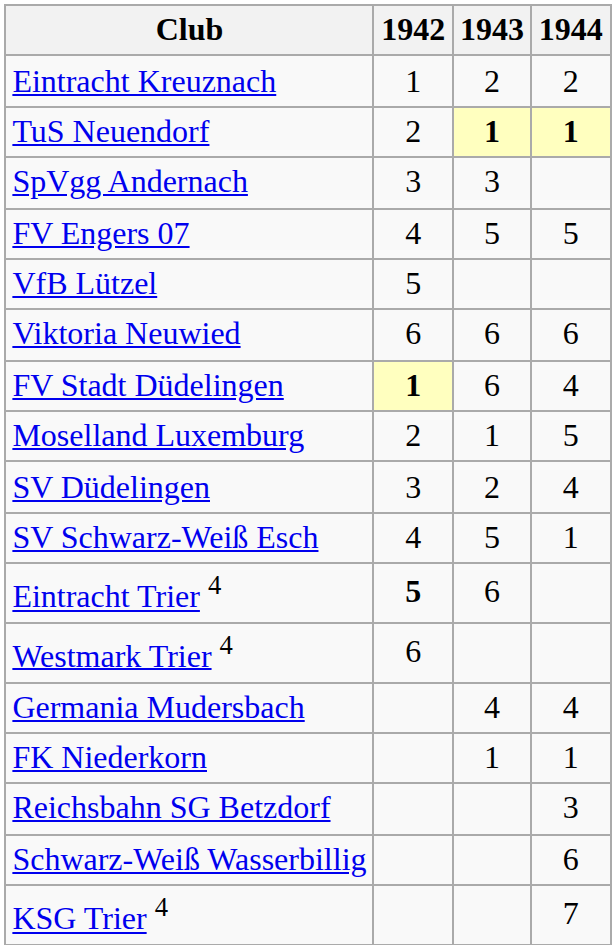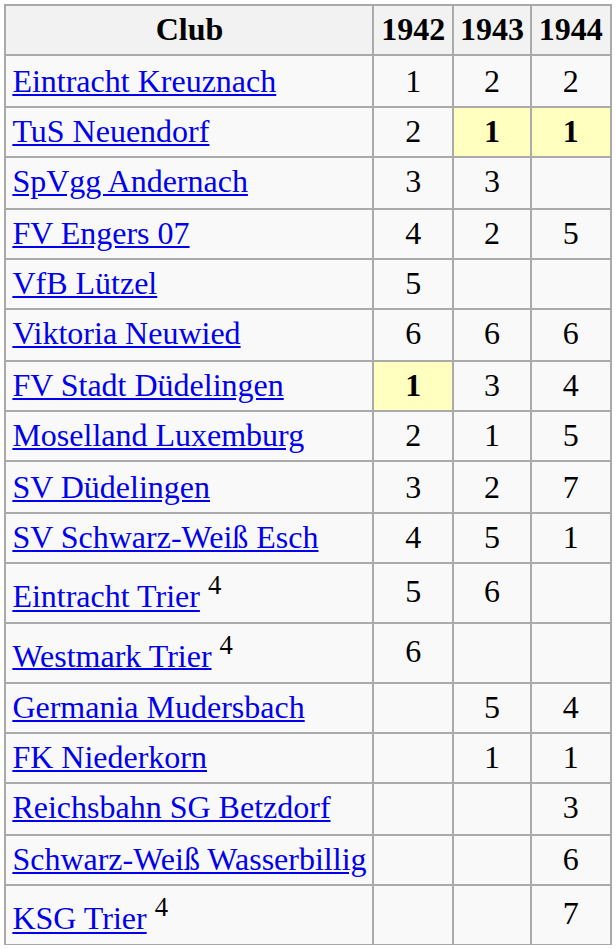(492, 232) 5 -> (492, 232) 2
(492, 385) 6 -> (492, 385) 3
(571, 486) 4 -> (571, 486) 7
(413, 592) bold -> (413, 592) normal
(492, 706) 4 -> (492, 706) 5
